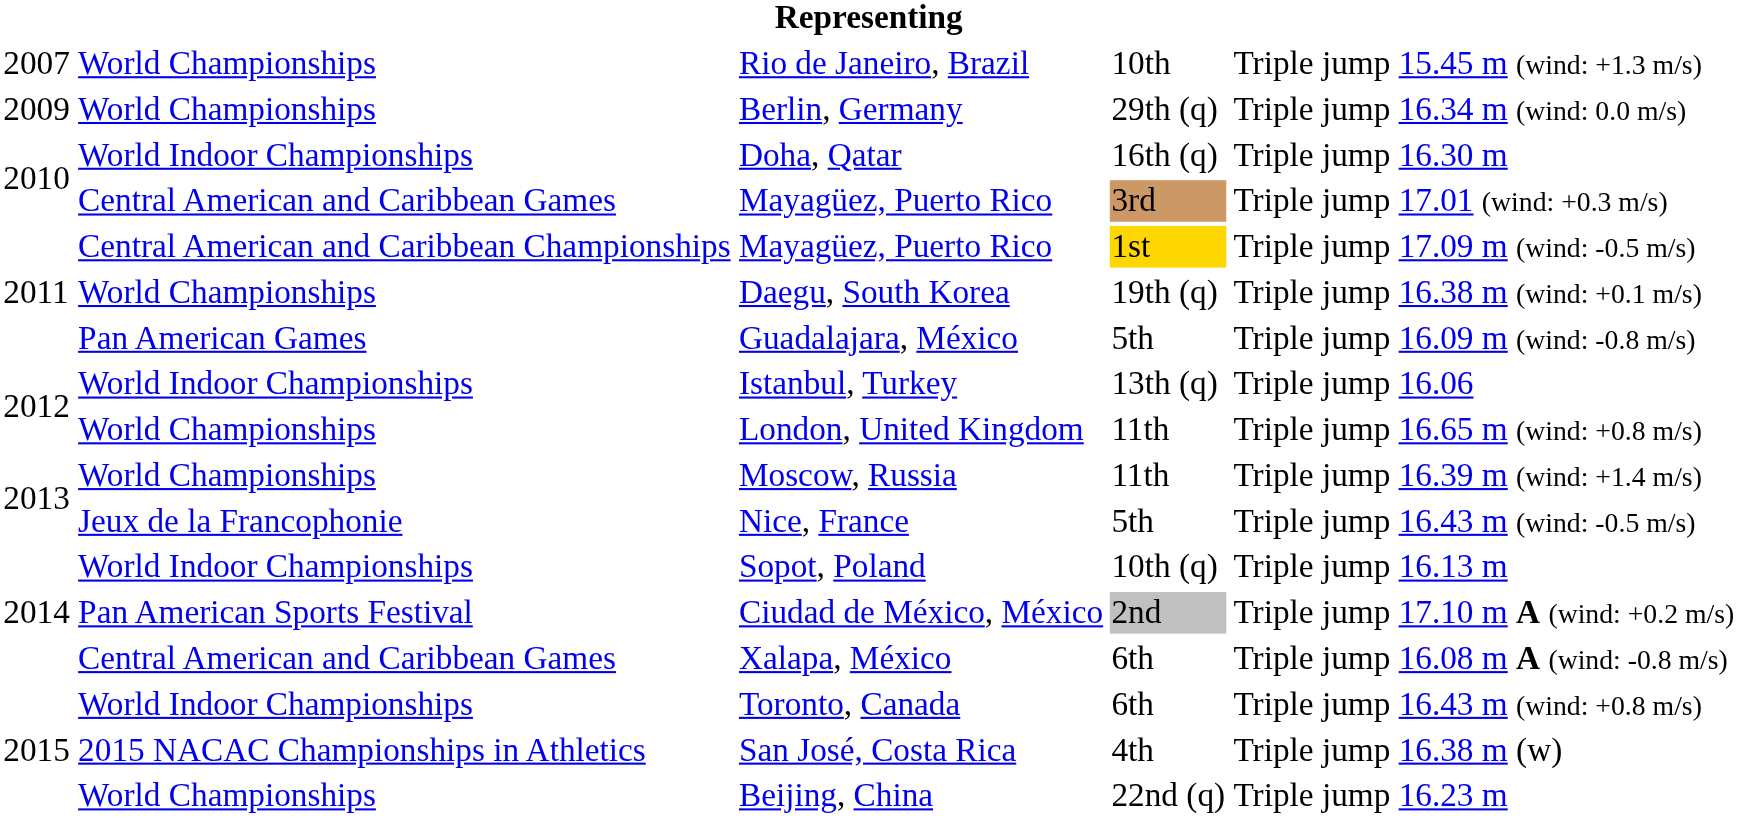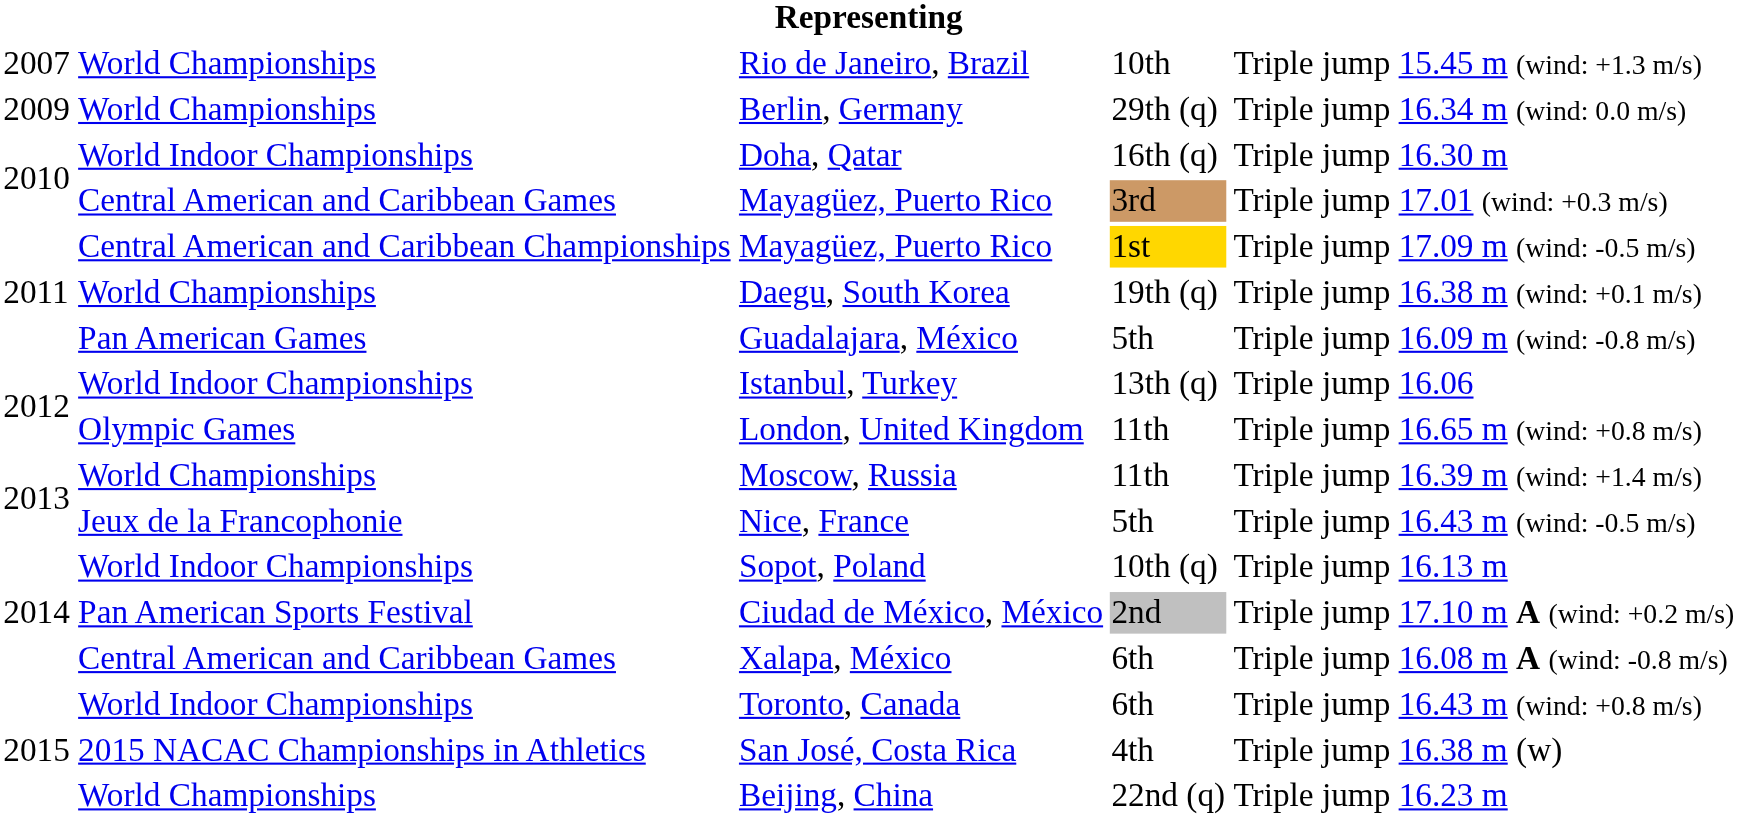(227, 429) World Championships -> (187, 429) Olympic Games
